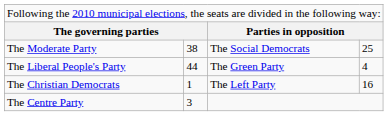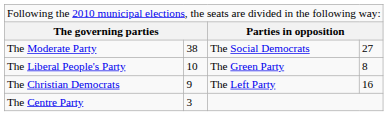(368, 48) 25 -> (368, 48) 27
(192, 66) 44 -> (192, 66) 10
(365, 66) 4 -> (365, 66) 8
(189, 84) 1 -> (189, 84) 9
